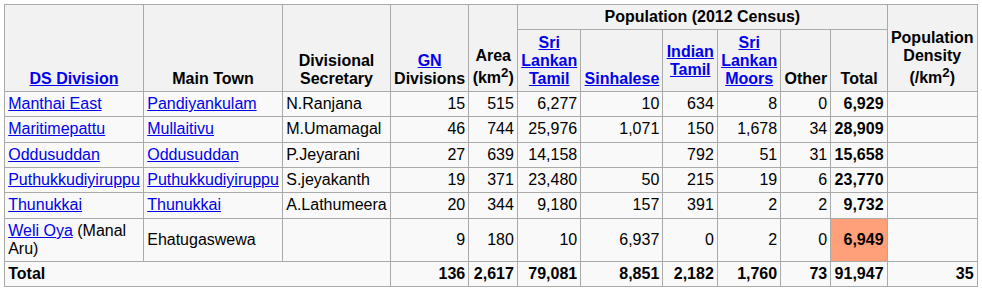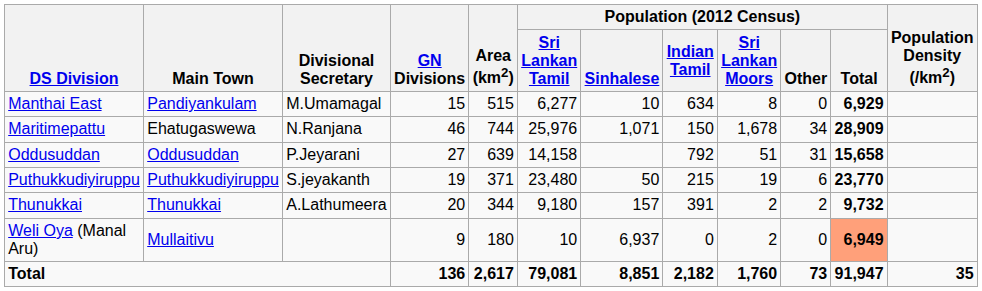(324, 103) N.Ranjana -> (334, 103) M.Umamagal
(181, 129) Mullaitivu -> (201, 129) Ehatugaswewa
(334, 129) M.Umamagal -> (324, 129) N.Ranjana
(201, 239) Ehatugaswewa -> (181, 239) Mullaitivu
